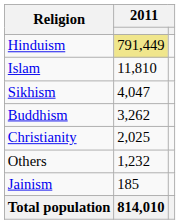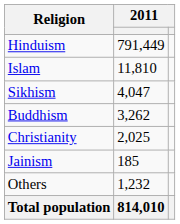(141, 45) khaki background -> (141, 45) no background
rows swapped: (30, 184) <-> (27, 161)
